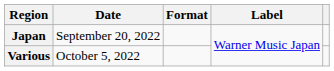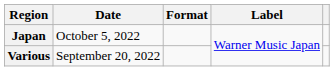(108, 35) September 20, 2022 -> (98, 35) October 5, 2022
(98, 55) October 5, 2022 -> (108, 55) September 20, 2022
